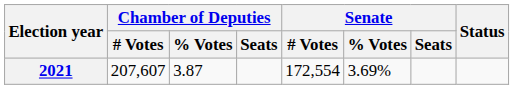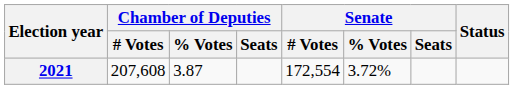(138, 71) 207,607 -> (138, 71) 207,608
(369, 71) 3.69% -> (369, 71) 3.72%
